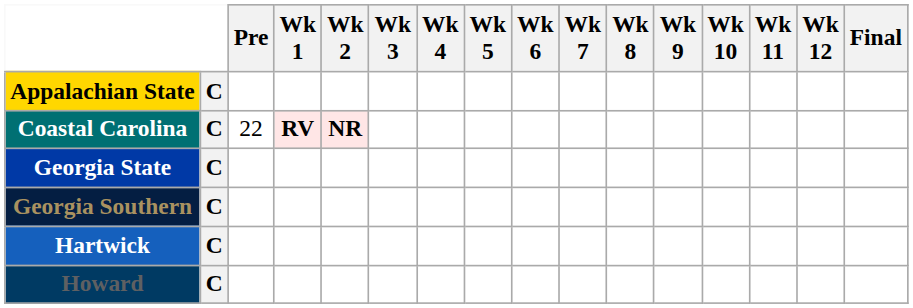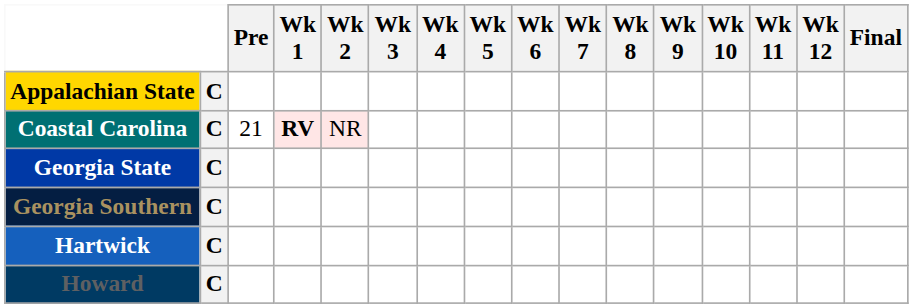(251, 129) 22 -> (251, 129) 21
(345, 129) bold -> (345, 129) normal
